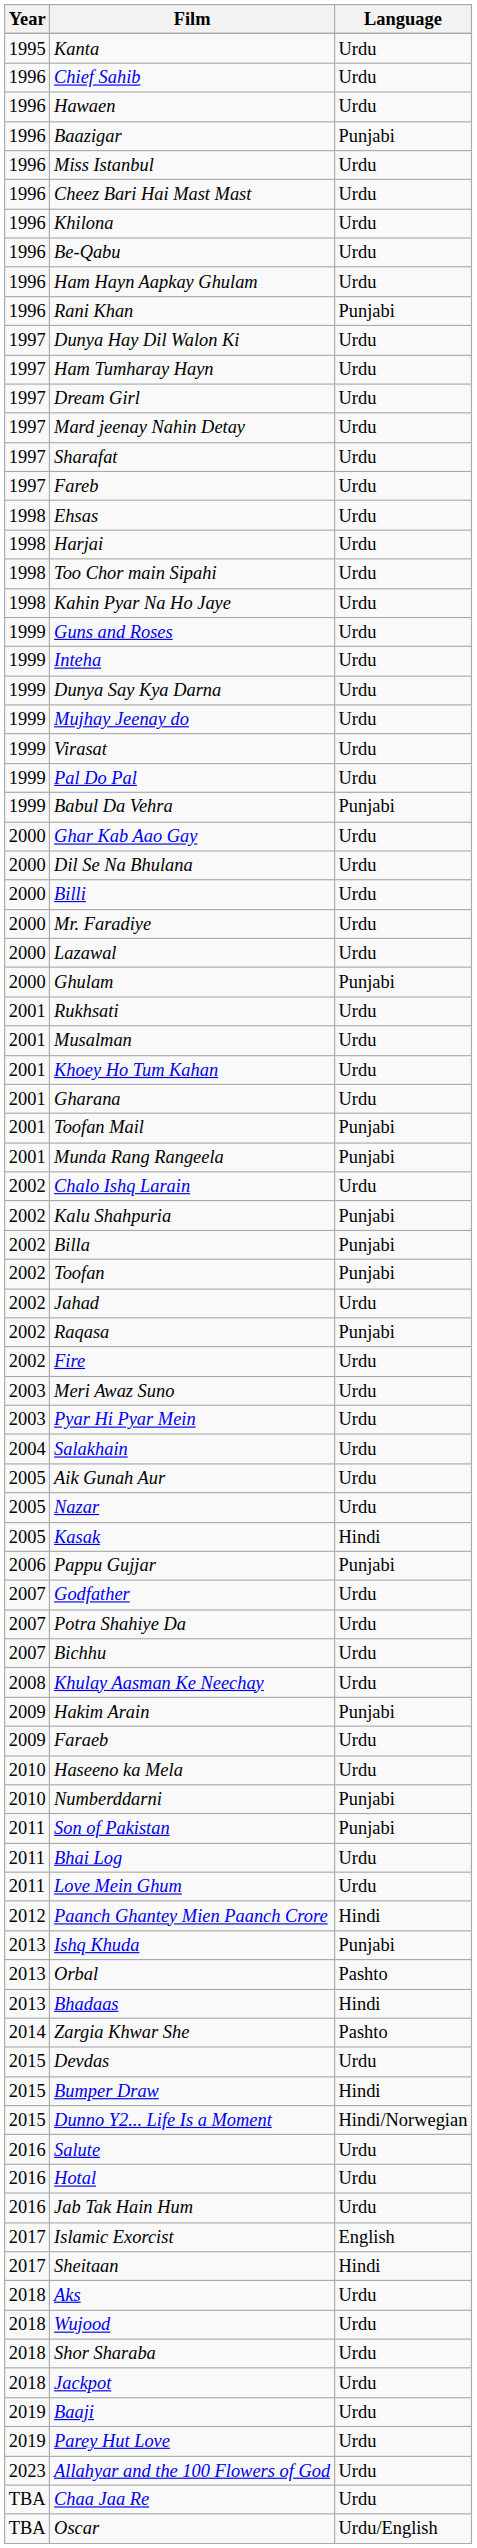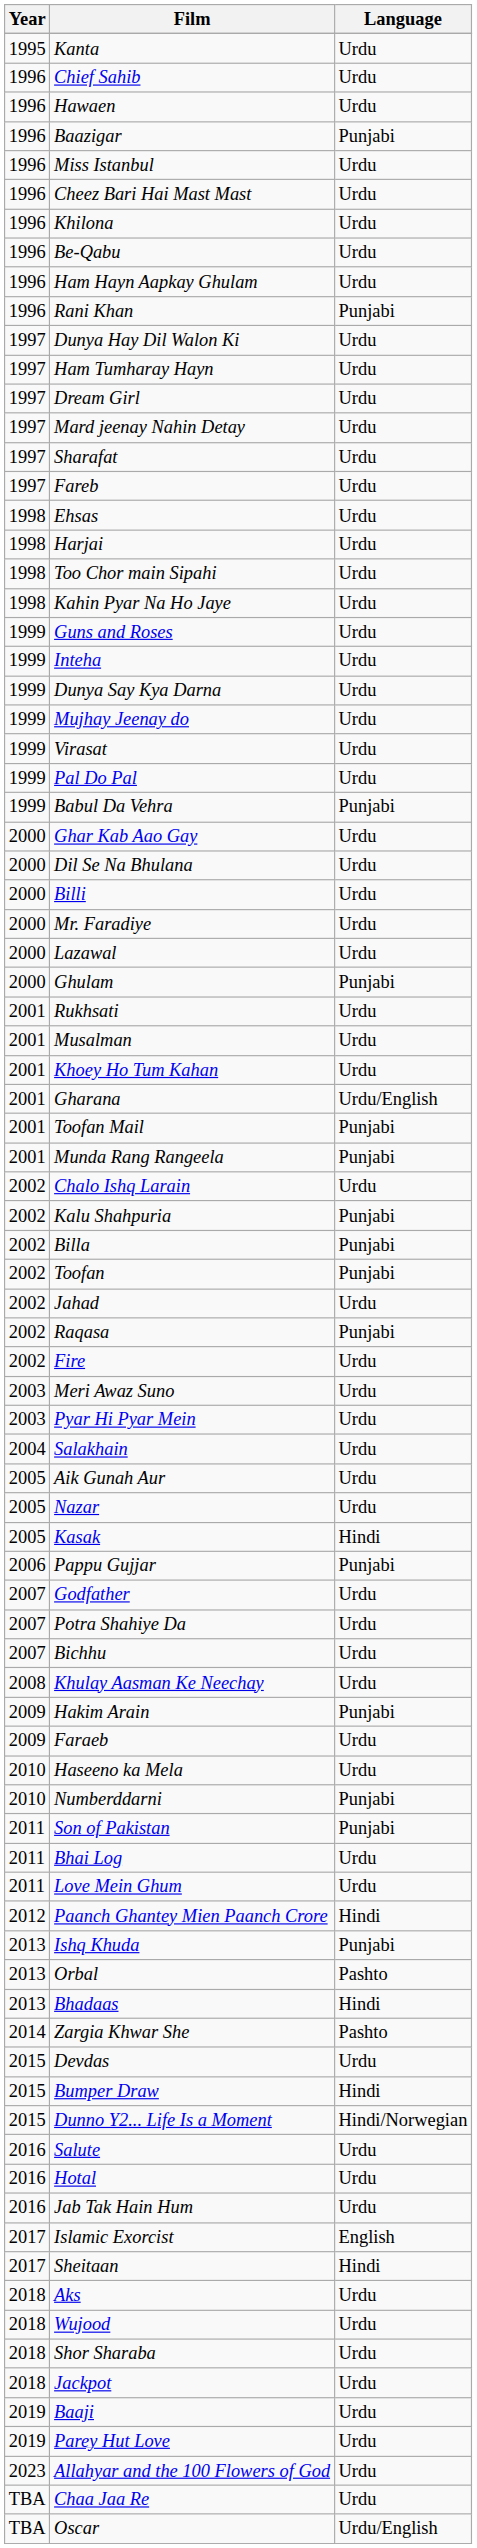(357, 1098) Urdu -> (388, 1098) Urdu/English
